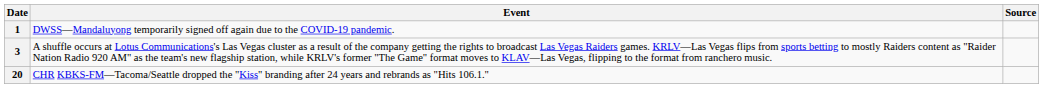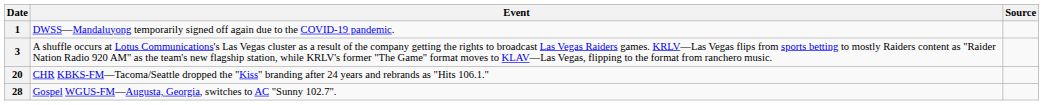+ row: (17, 91)
